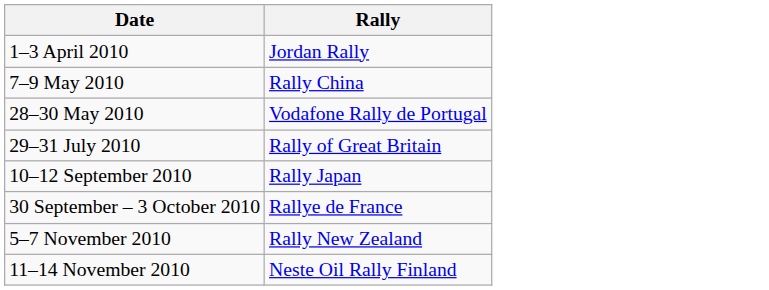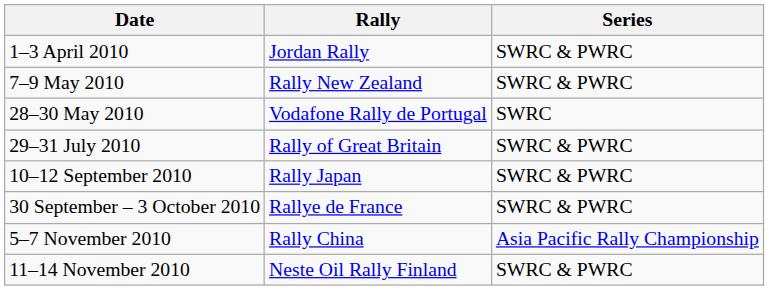+ column: (627, 20)
(316, 82) Rally China -> (346, 82) Rally New Zealand
(346, 238) Rally New Zealand -> (316, 238) Rally China
